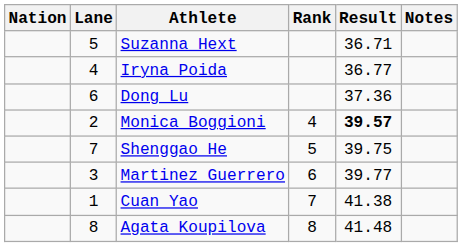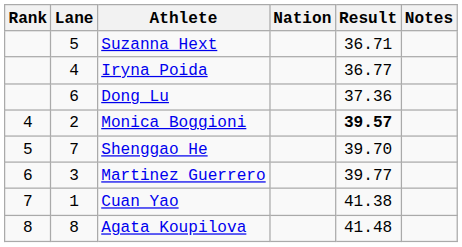columns swapped: (312, 18) <-> (37, 18)
(368, 149) 39.75 -> (368, 149) 39.70
